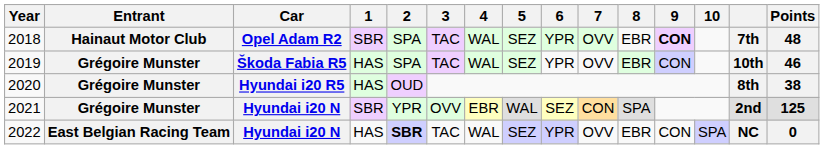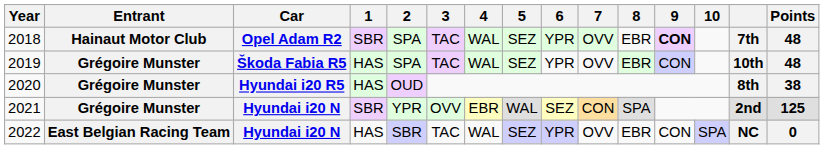(793, 62) 46 -> (793, 62) 48
(407, 131) bold -> (407, 131) normal
